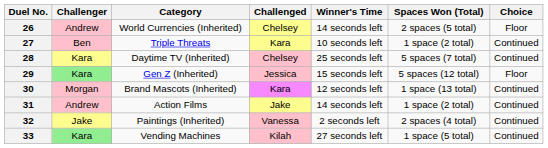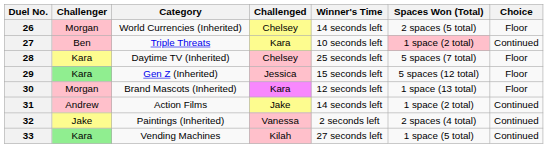(82, 27) Andrew -> (82, 27) Morgan
(439, 43) no background -> (439, 43) pink background
(516, 58) Continued -> (516, 58) Floor
(516, 89) Continued -> (516, 89) Floor
